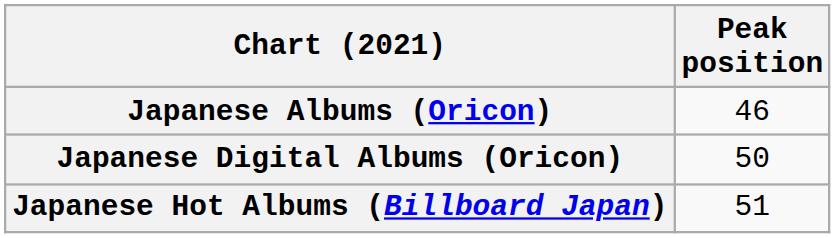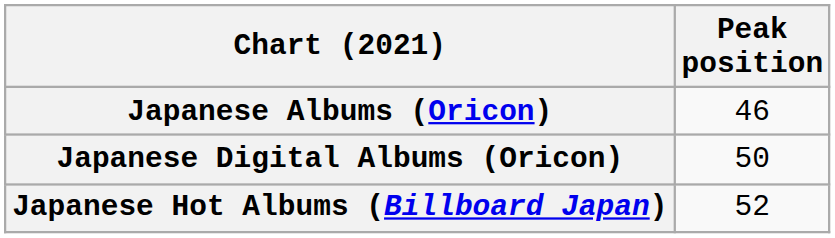(752, 208) 51 -> (752, 208) 52
